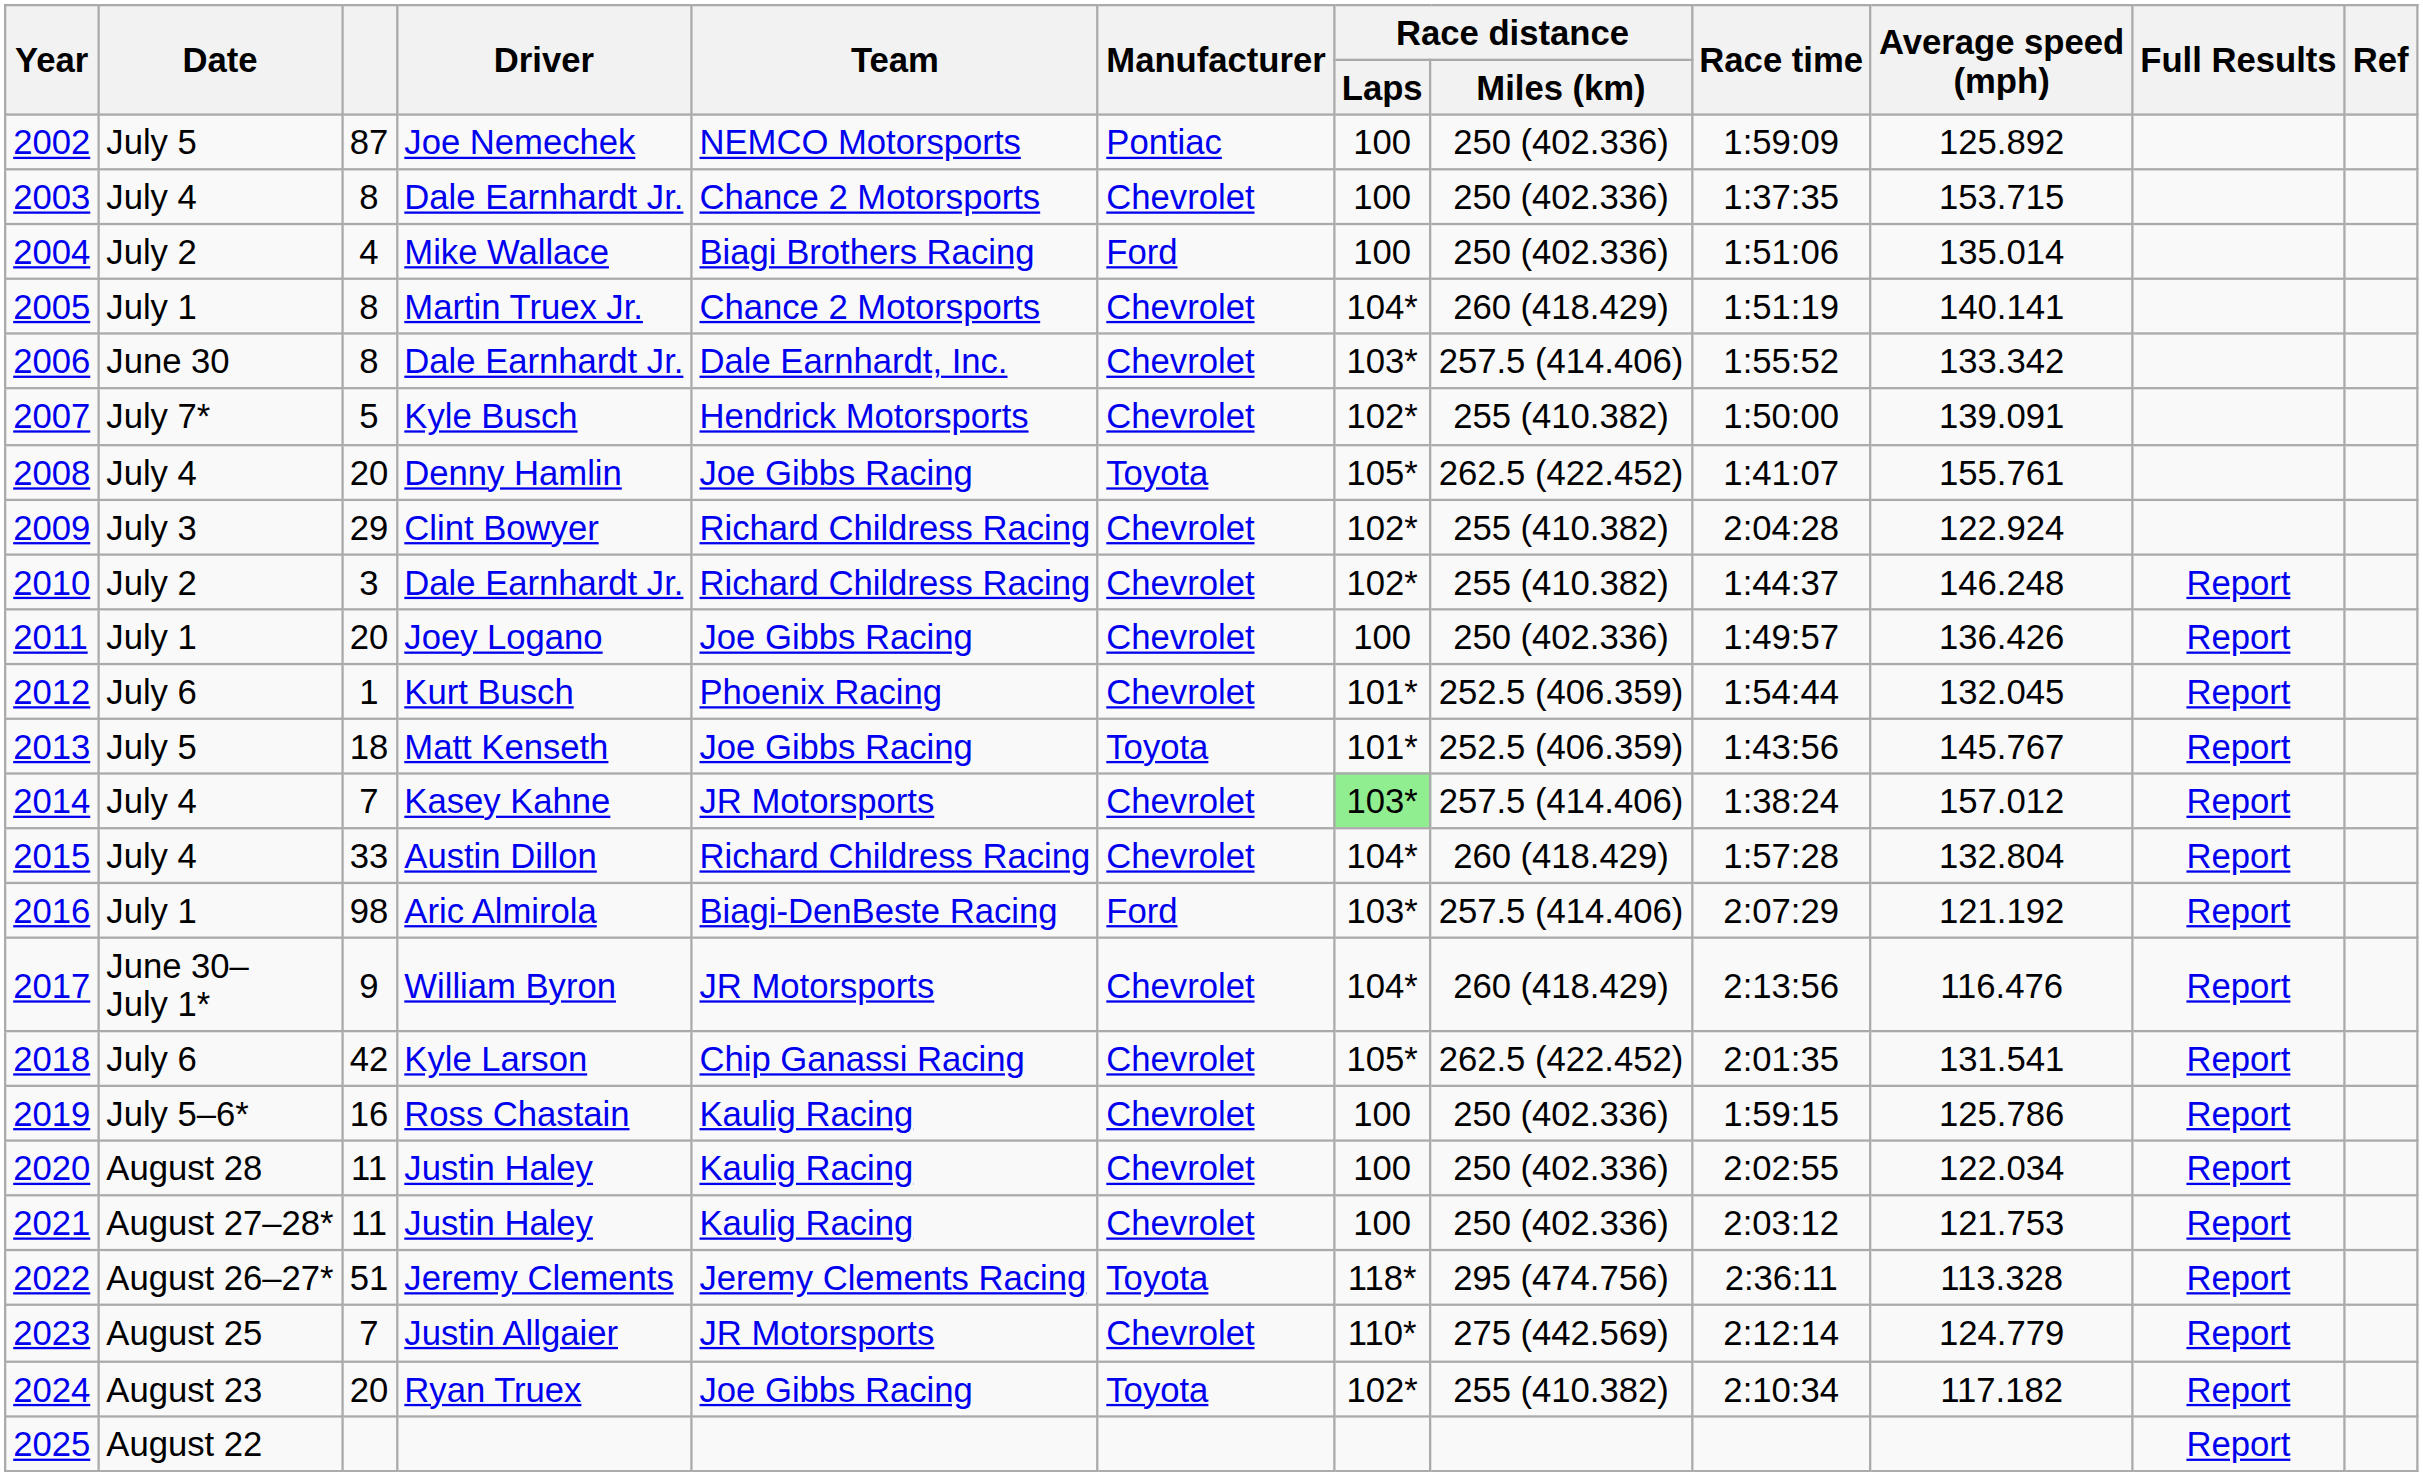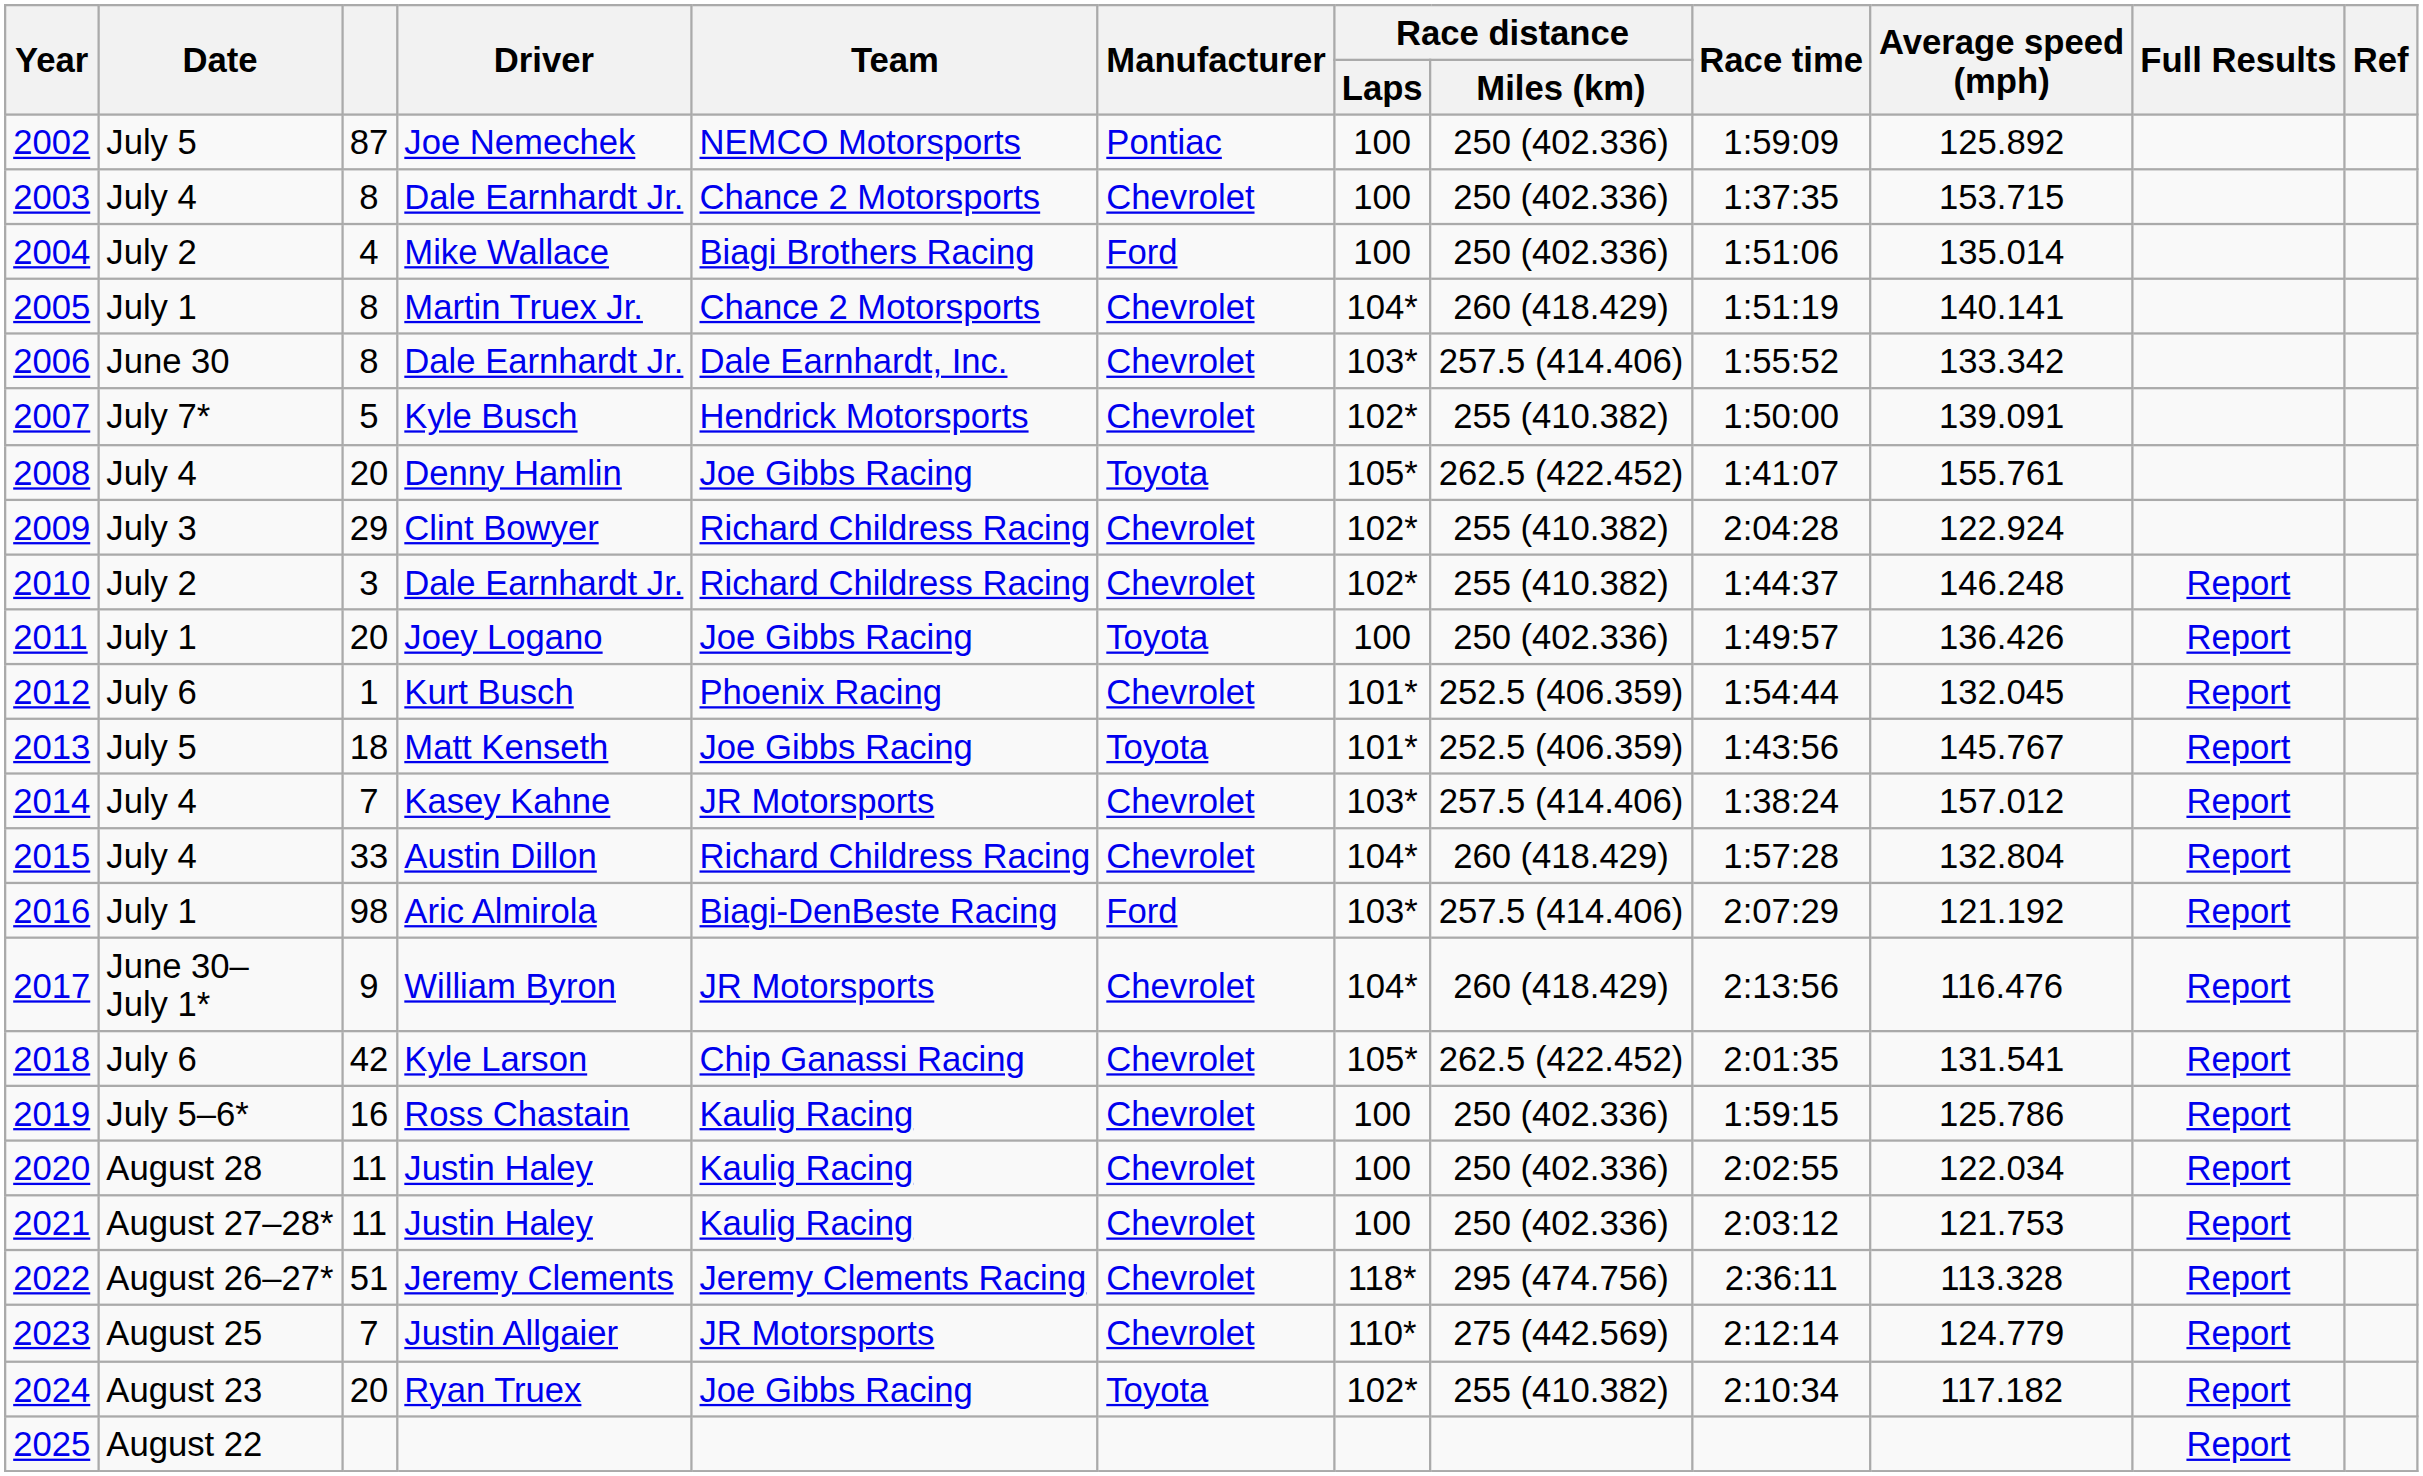(1180, 636) Chevrolet -> (1157, 636) Toyota
(1382, 801) lightgreen background -> (1382, 801) no background
(1157, 1278) Toyota -> (1180, 1278) Chevrolet
